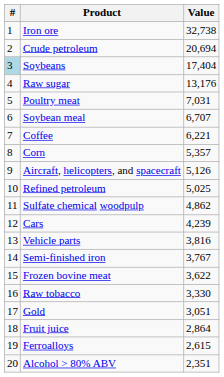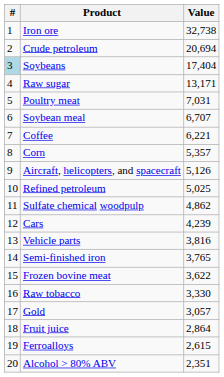(201, 83) 13,176 -> (201, 83) 13,171
(198, 258) 3,767 -> (198, 258) 3,765
(198, 310) 3,051 -> (198, 310) 3,057
